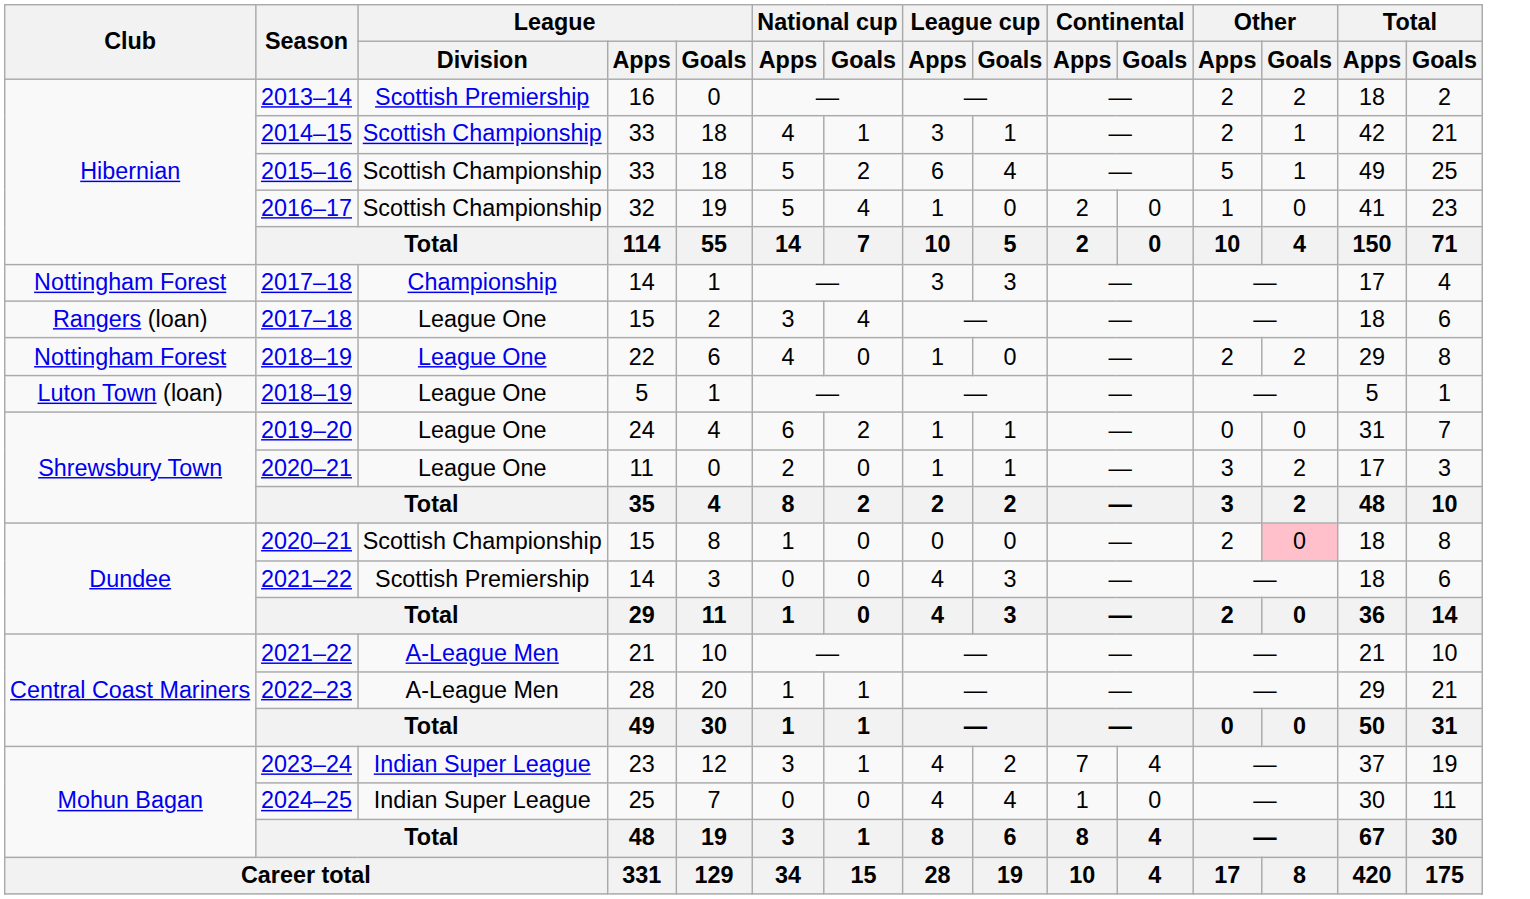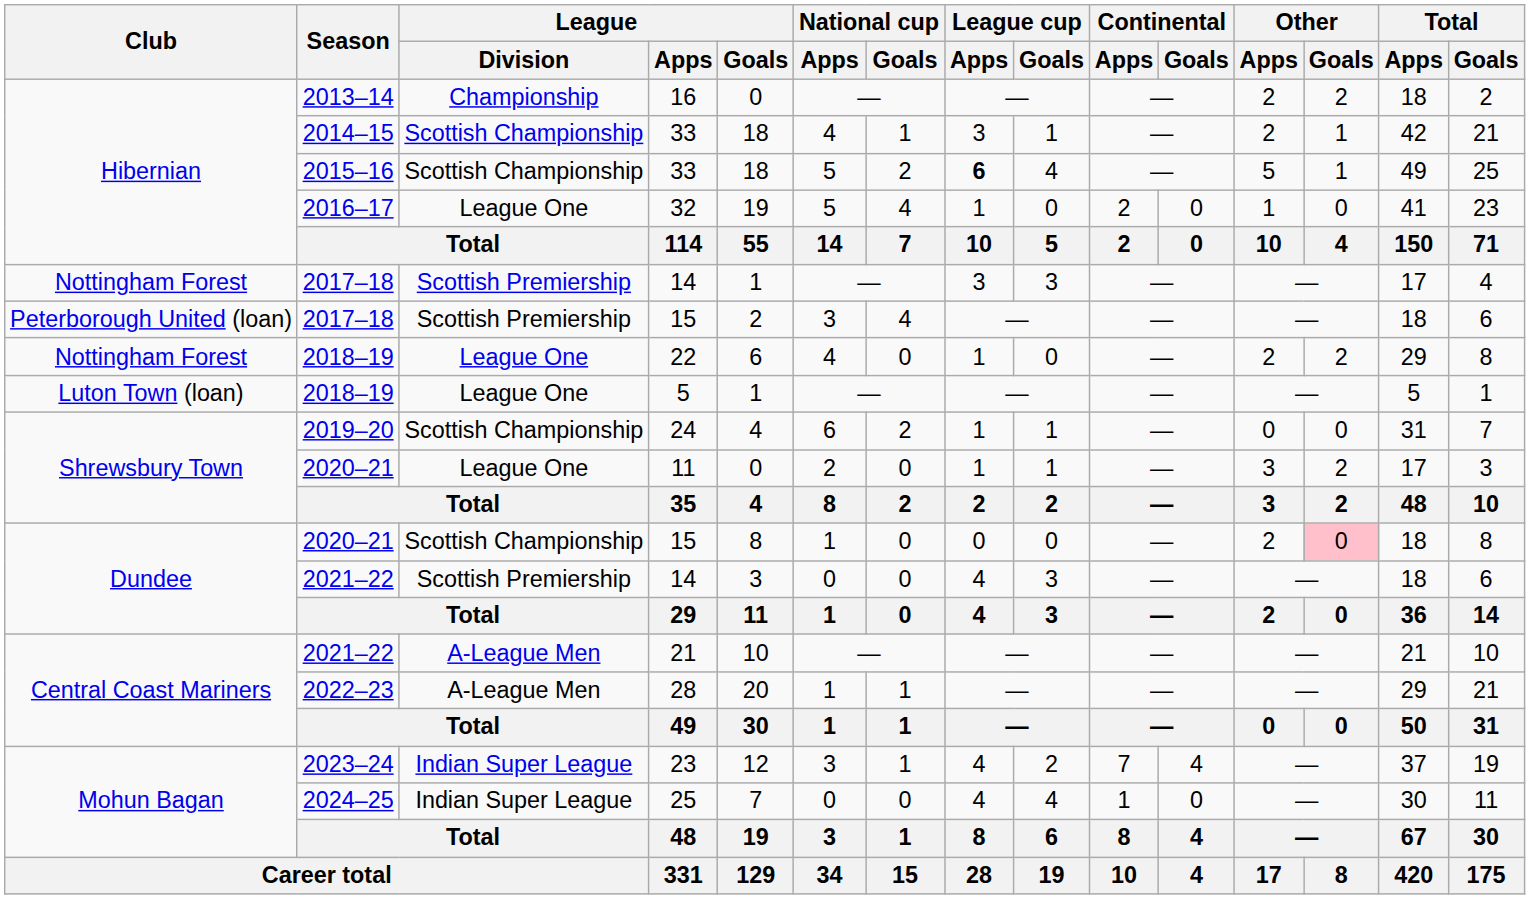(482, 97) Scottish Premiership -> (524, 97) Championship
(937, 171) normal -> (979, 171) bold
(482, 208) Scottish Championship -> (524, 208) League One
(482, 282) Championship -> (524, 282) Scottish Premiership
(130, 319) Rangers (loan) -> (151, 319) Peterborough United (loan)
(482, 319) League One -> (524, 319) Scottish Premiership
(482, 430) League One -> (524, 430) Scottish Championship
